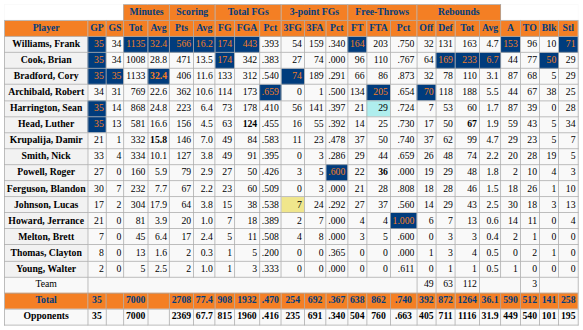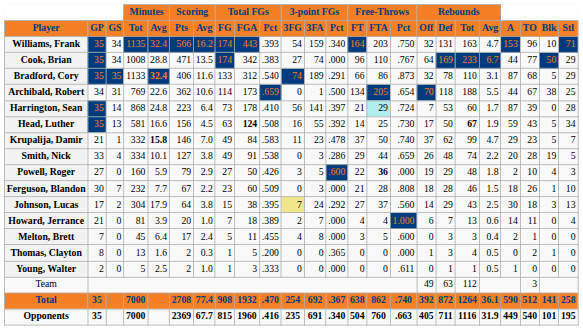(270, 124) .455 -> (270, 124) .508
(270, 156) .395 -> (270, 156) .538
(270, 204) .538 -> (270, 204) .395
(270, 236) .508 -> (270, 236) .455
